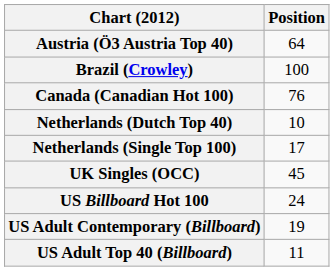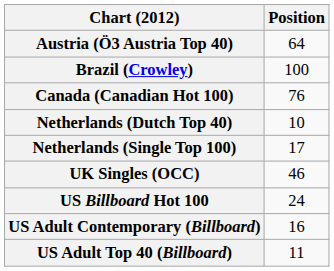(297, 174) 45 -> (297, 174) 46
(297, 226) 19 -> (297, 226) 16
